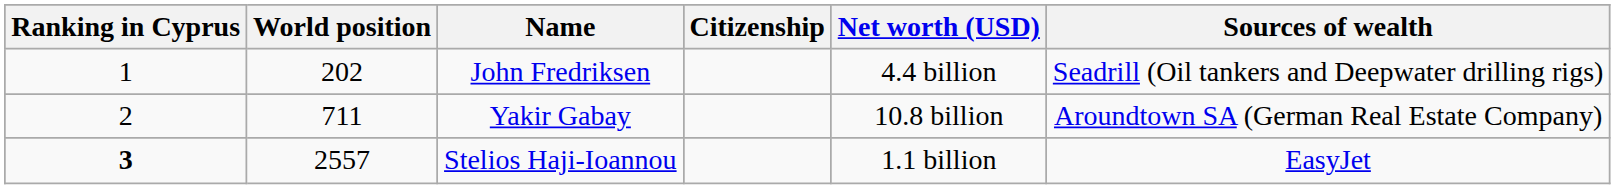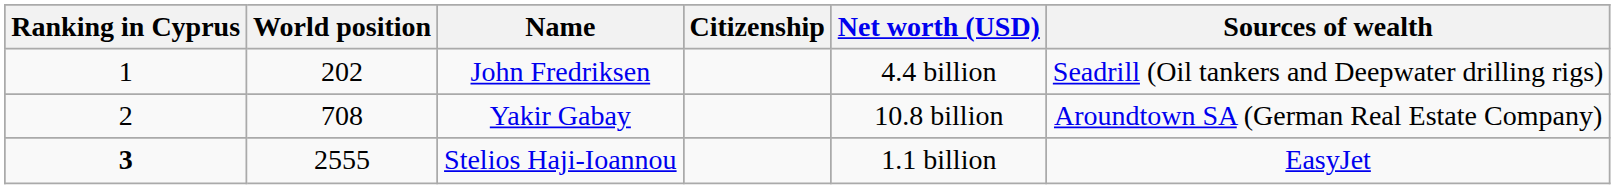(342, 115) 711 -> (342, 115) 708
(342, 159) 2557 -> (342, 159) 2555
